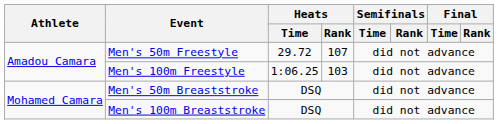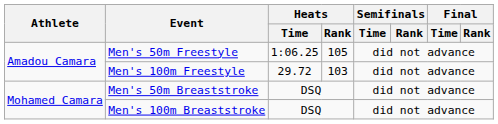(295, 52) 29.72 -> (295, 52) 1:06.25
(338, 52) 107 -> (338, 52) 105
(295, 71) 1:06.25 -> (295, 71) 29.72
